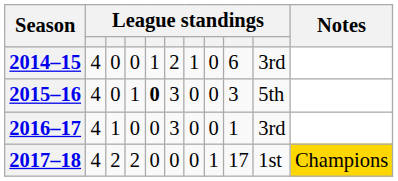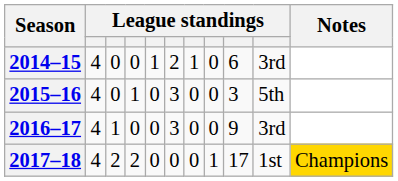(155, 95) bold -> (155, 95) normal
(233, 127) 1 -> (233, 127) 9
